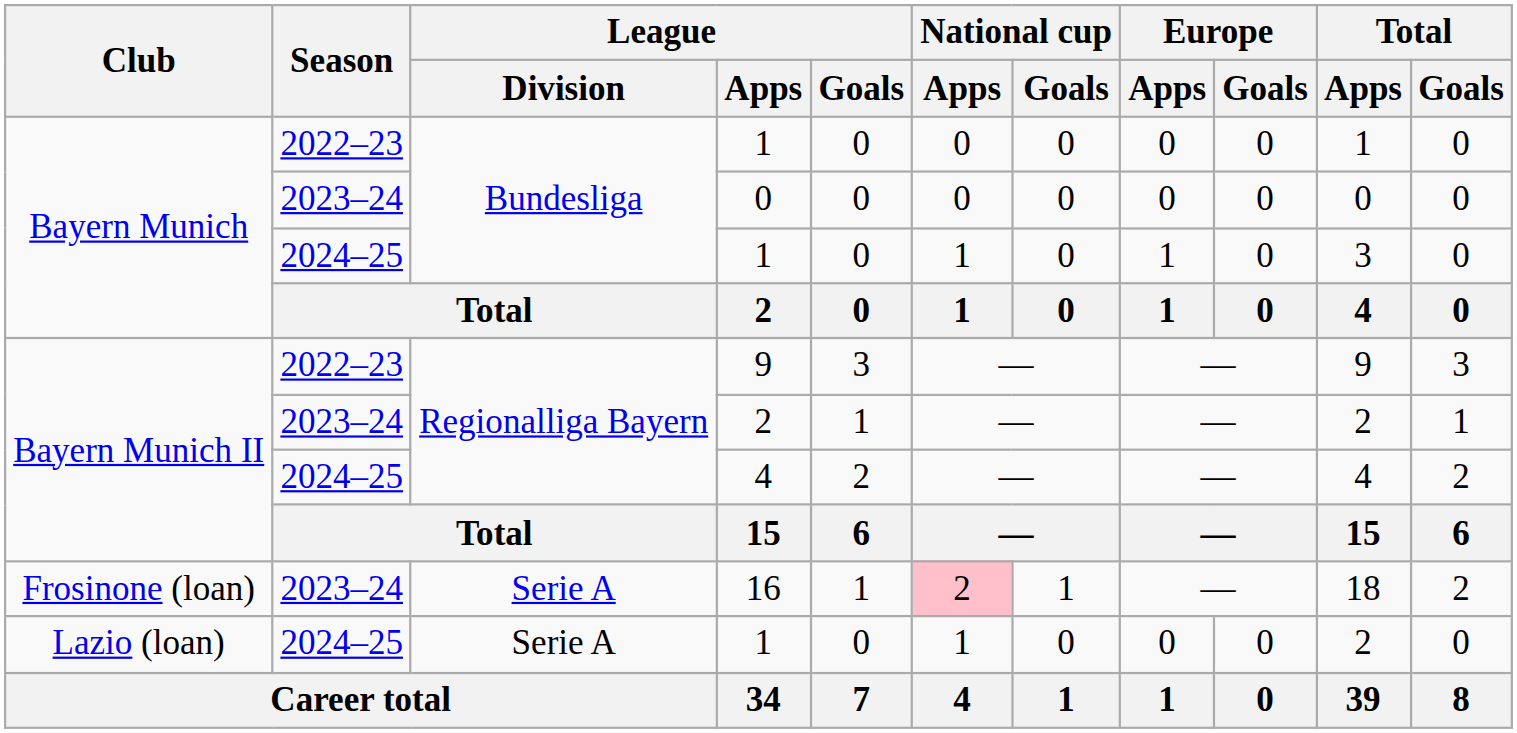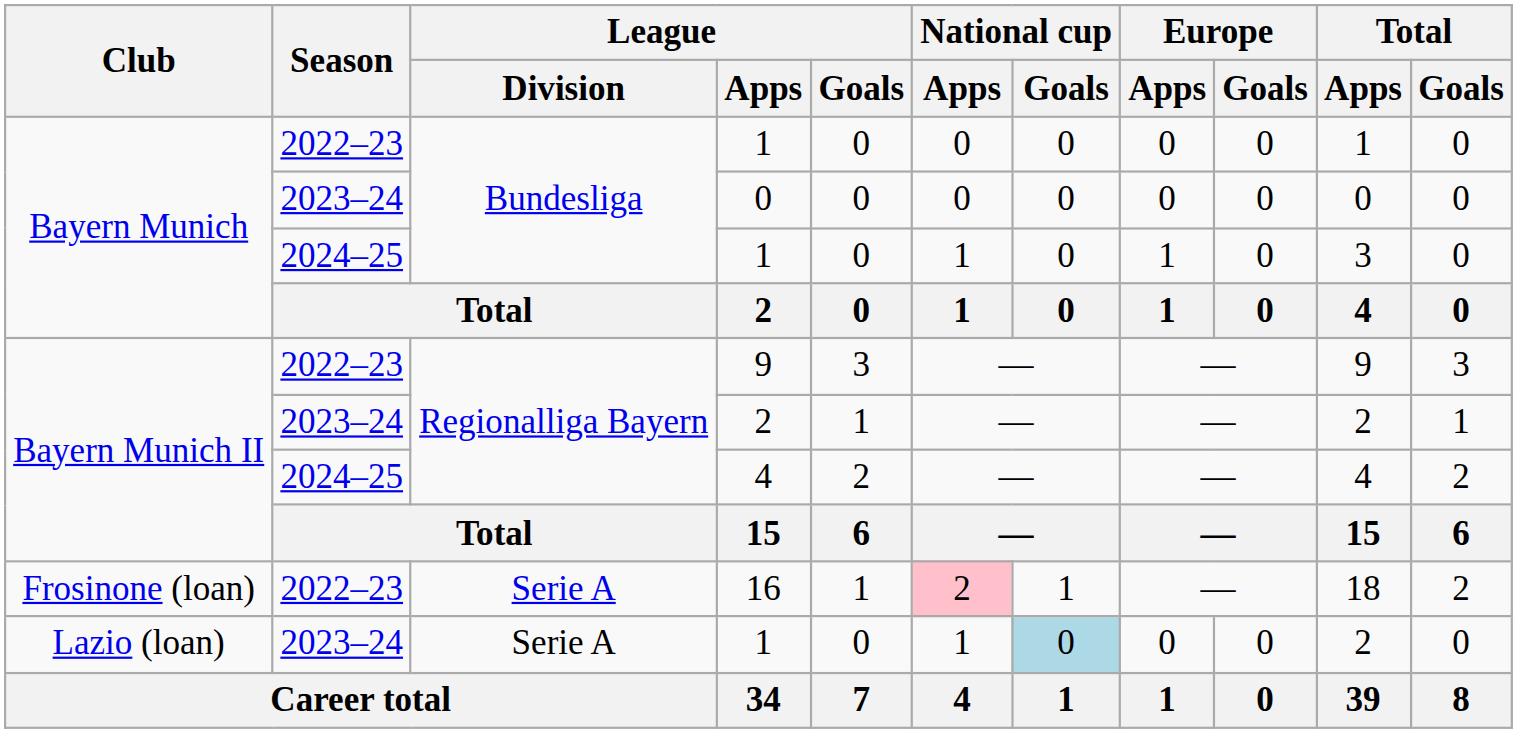(342, 587) 2023–24 -> (342, 587) 2022–23
(342, 643) 2024–25 -> (342, 643) 2023–24
(1066, 643) no background -> (1066, 643) lightblue background
